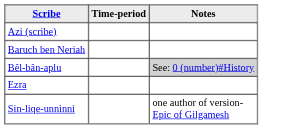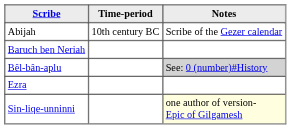+ row: (22, 31)
- row: (32, 31)
(198, 109) no background -> (211, 109) lightyellow background
